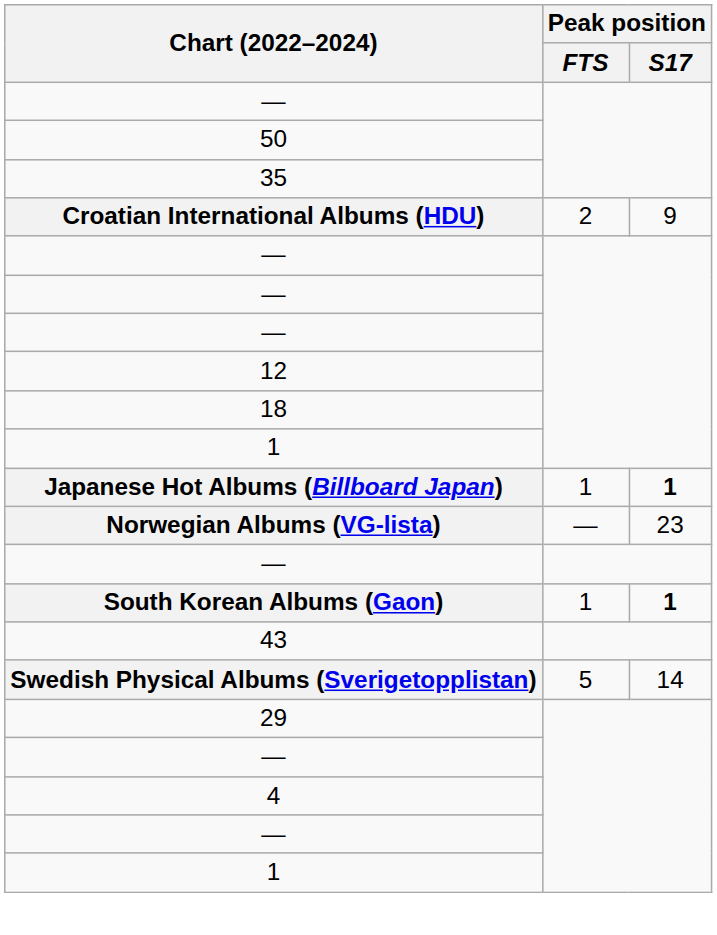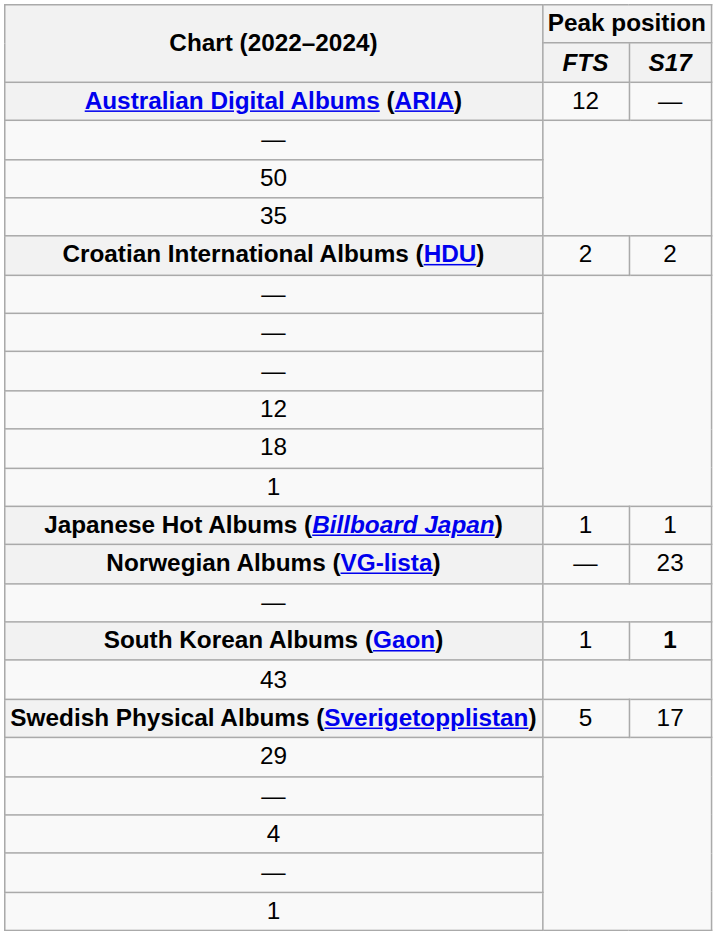+ row: (273, 100)
(670, 216) 9 -> (670, 255) 2
(670, 486) bold -> (670, 525) normal
(670, 679) 14 -> (670, 718) 17
